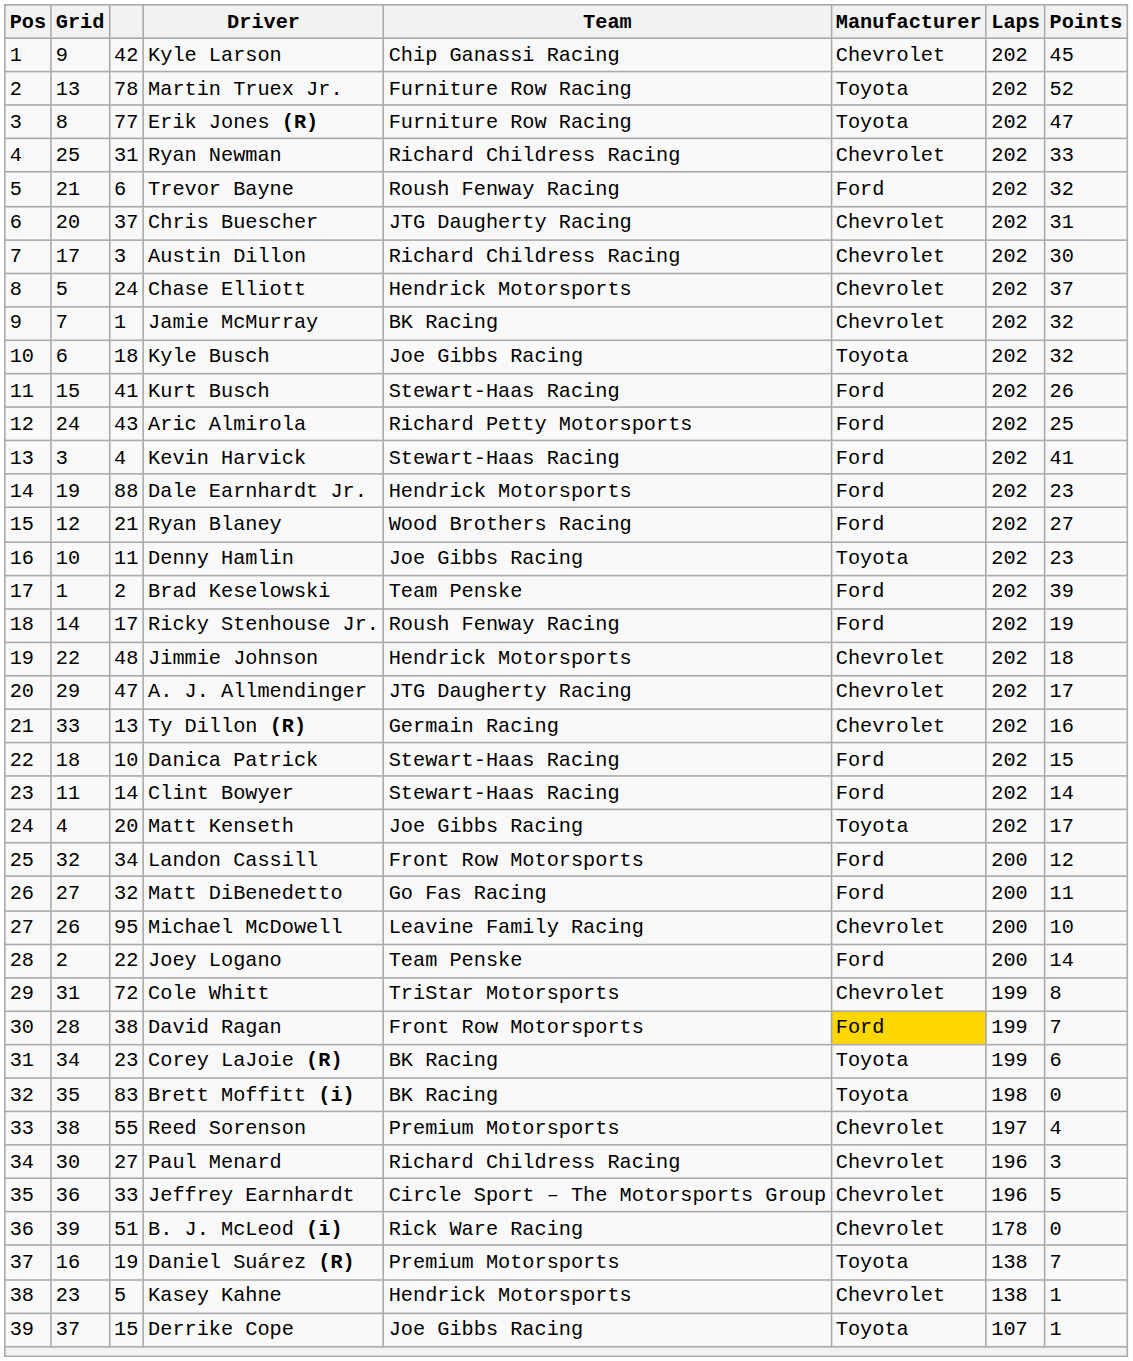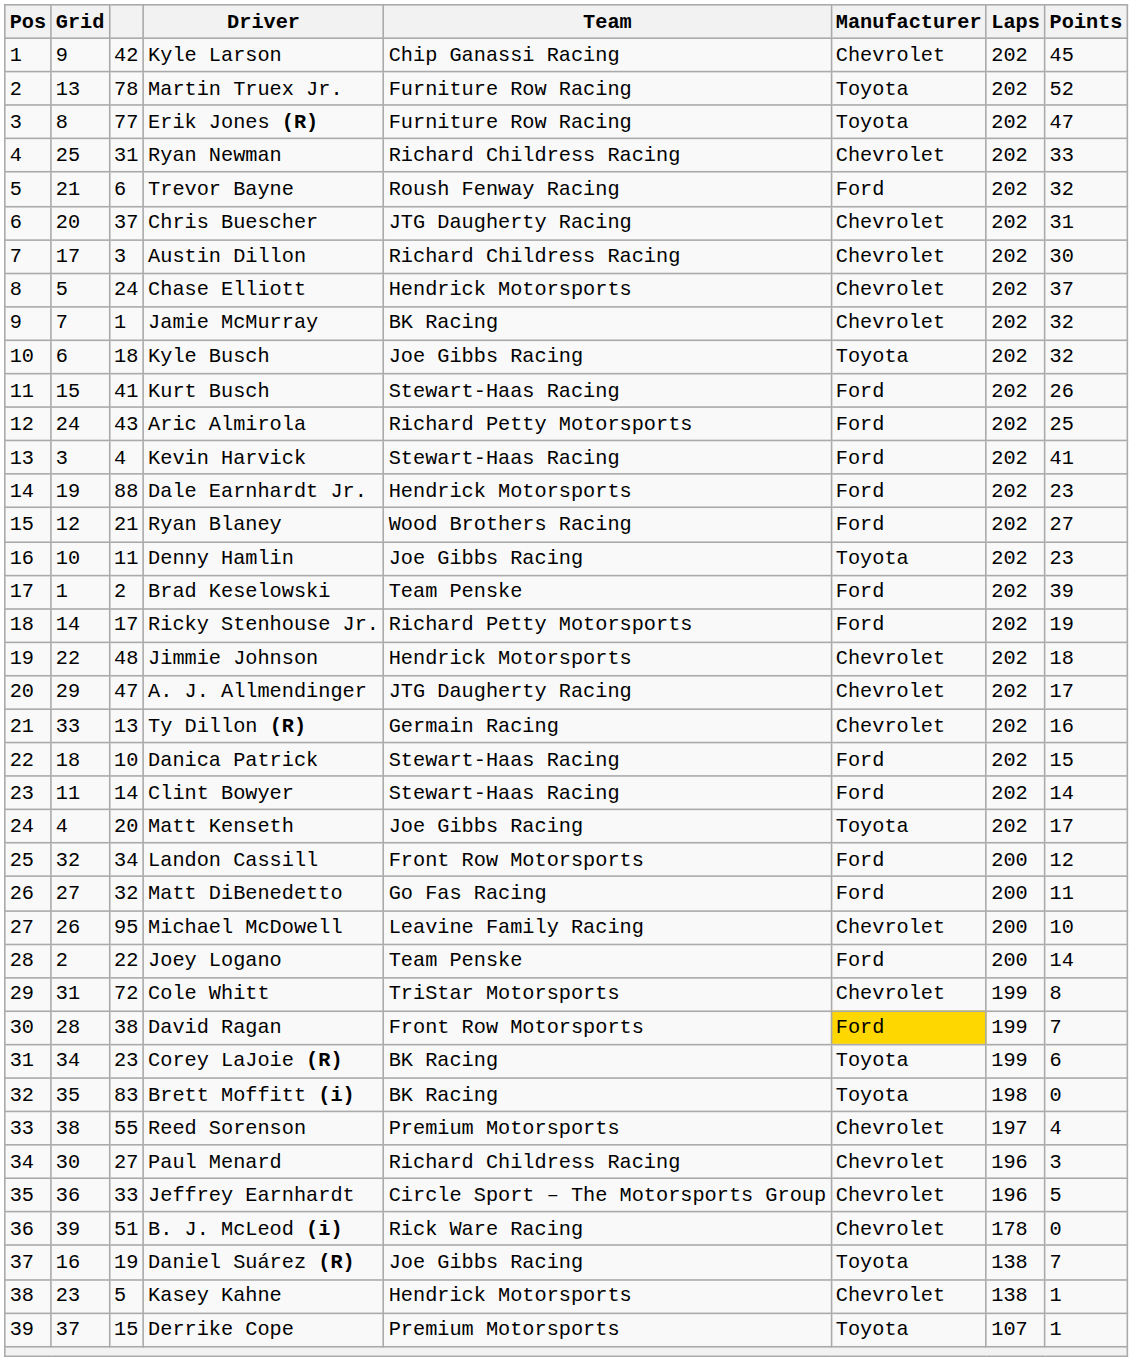(504, 625) Roush Fenway Racing -> (541, 625) Richard Petty Motorsports
(504, 1262) Premium Motorsports -> (486, 1262) Joe Gibbs Racing
(486, 1329) Joe Gibbs Racing -> (504, 1329) Premium Motorsports
